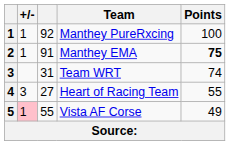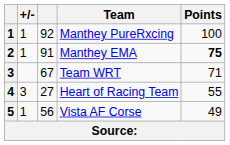(47, 73) 31 -> (47, 73) 67
(215, 73) 74 -> (215, 73) 71
(23, 112) pink background -> (23, 112) no background
(47, 112) 55 -> (47, 112) 56
